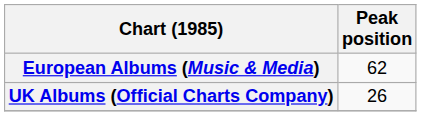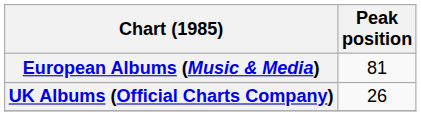(377, 67) 62 -> (377, 67) 81
